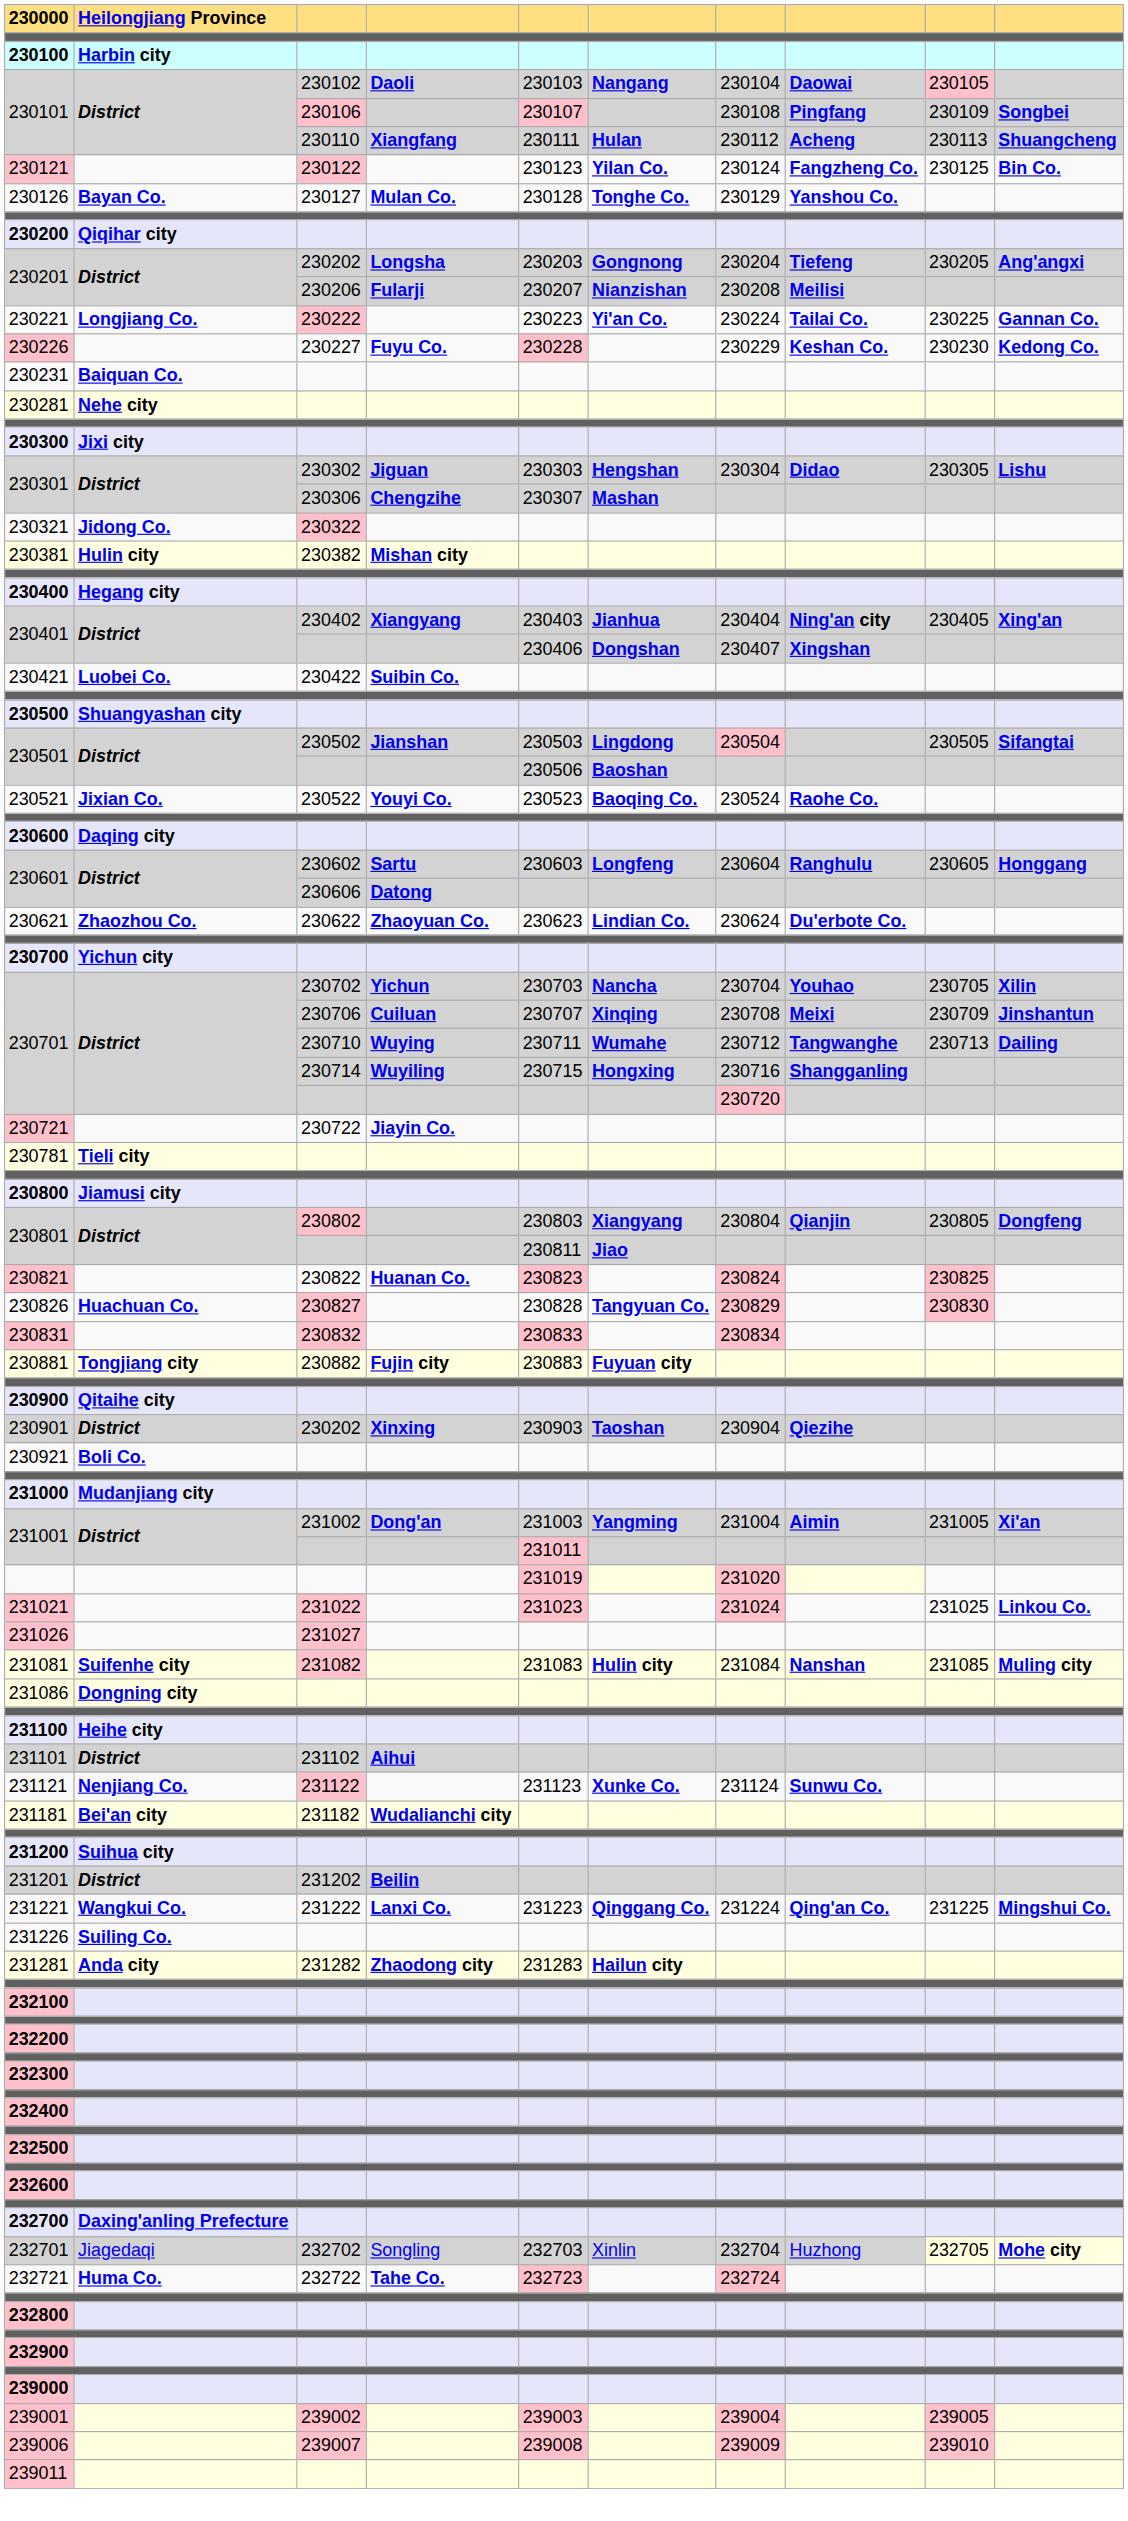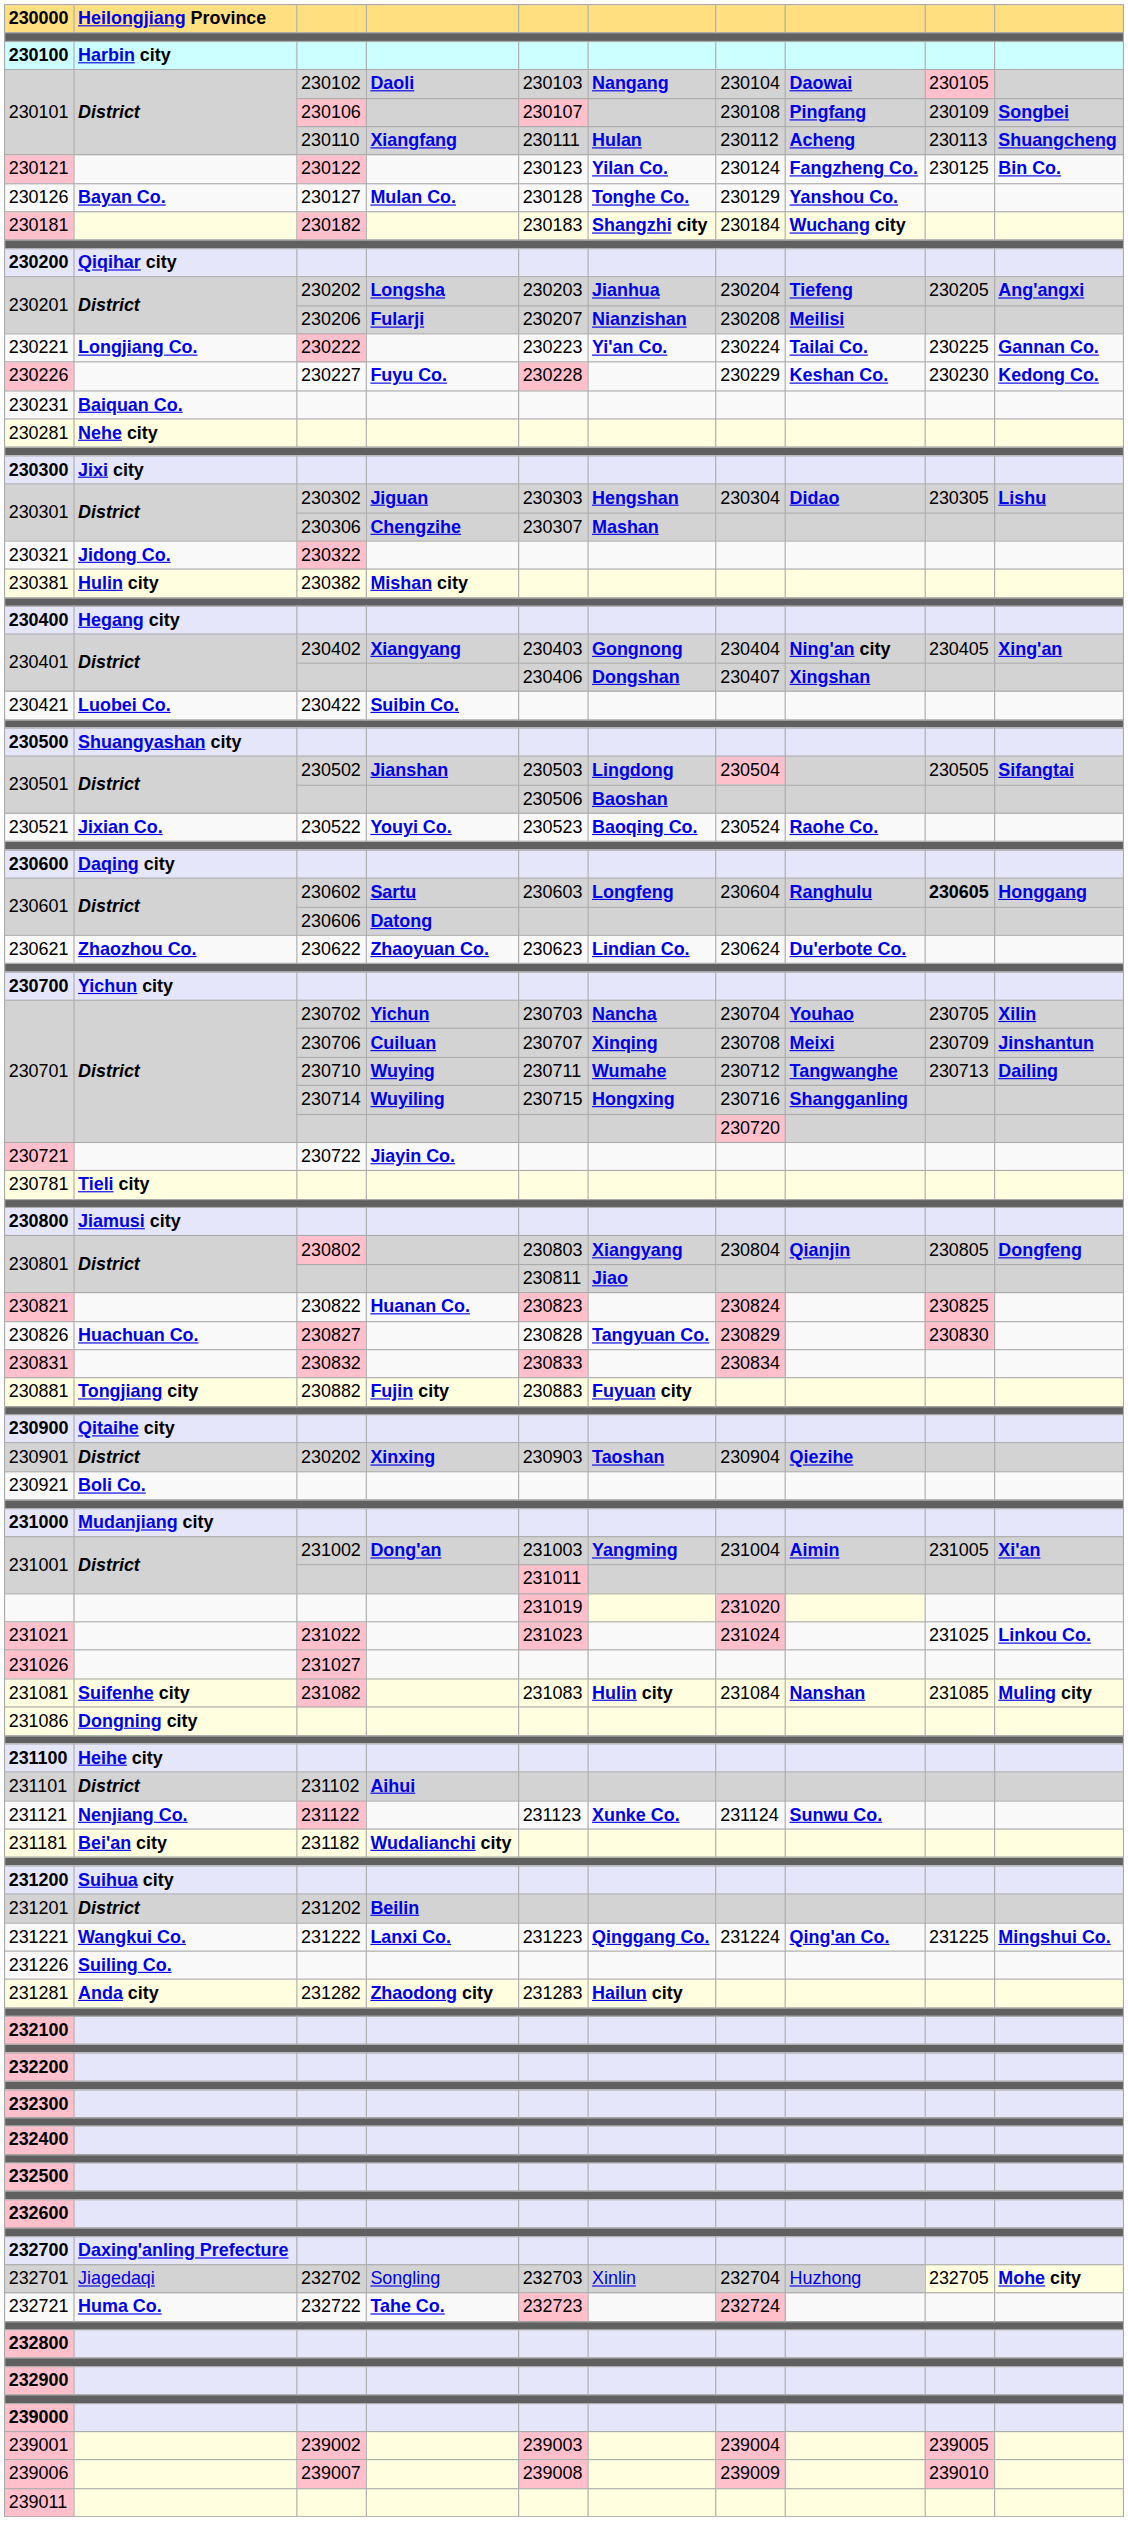+ row: (39, 225)
(637, 262) Gongnong -> (626, 291) Jianhua
(626, 620) Jianhua -> (637, 648) Gongnong
(959, 864) normal -> (959, 892) bold
